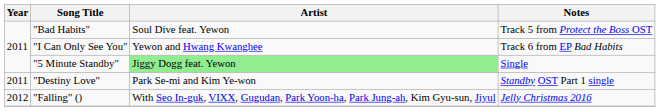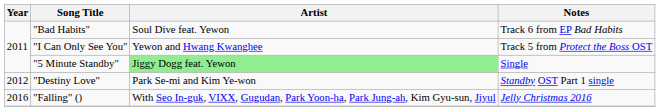(576, 30) Track 5 from Protect the Boss OST -> (562, 30) Track 6 from EP Bad Habits
(562, 47) Track 6 from EP Bad Habits -> (576, 47) Track 5 from Protect the Boss OST
(17, 81) 2011 -> (18, 81) 2012
(18, 98) 2012 -> (18, 98) 2016
